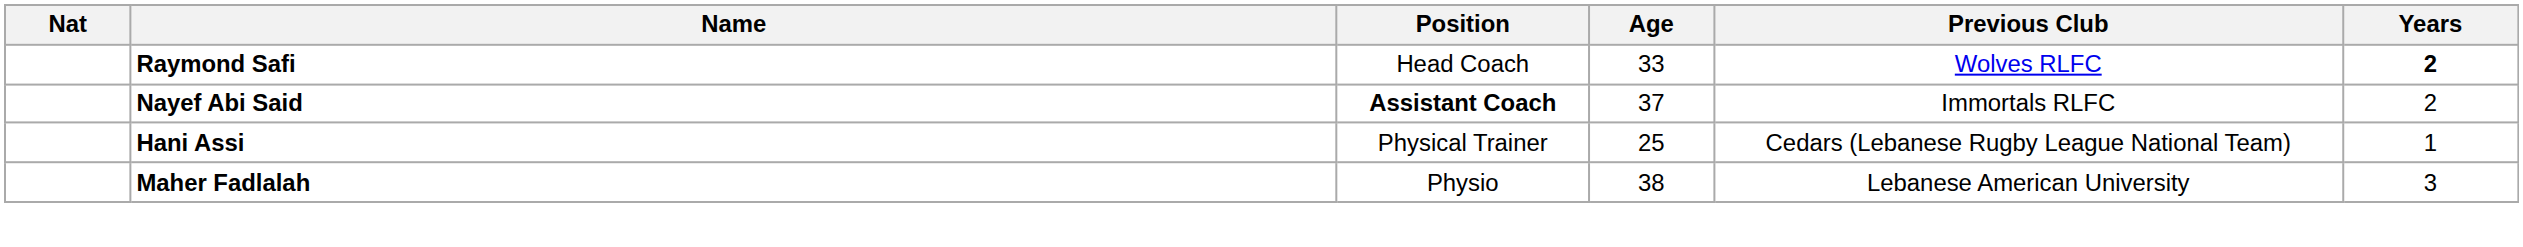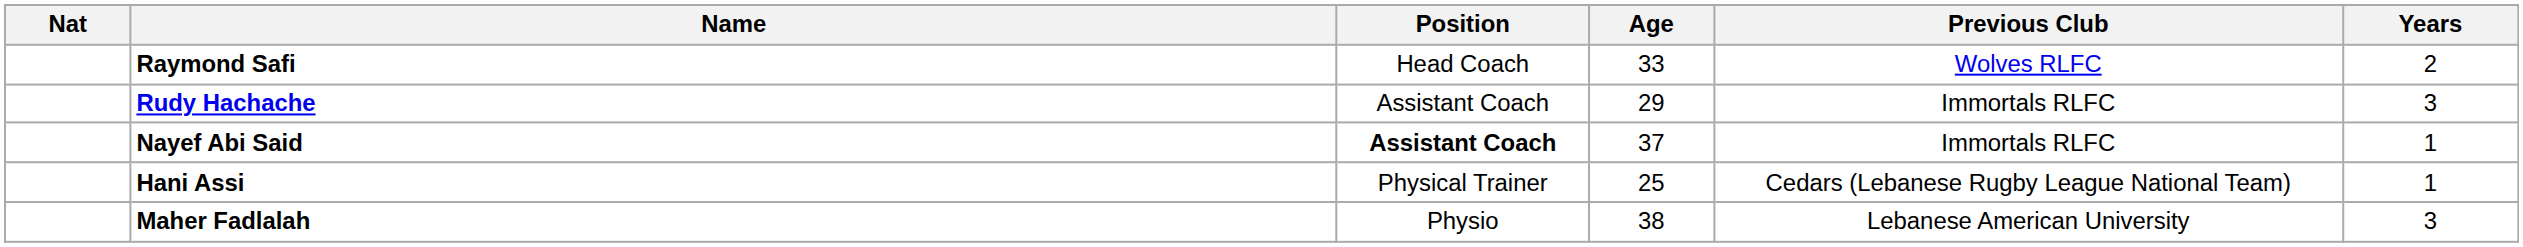(2430, 64) bold -> (2430, 64) normal
+ row: (226, 103)
(2430, 103) 2 -> (2430, 143) 1
